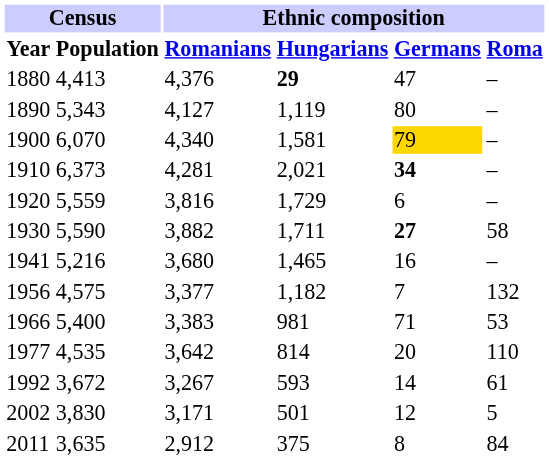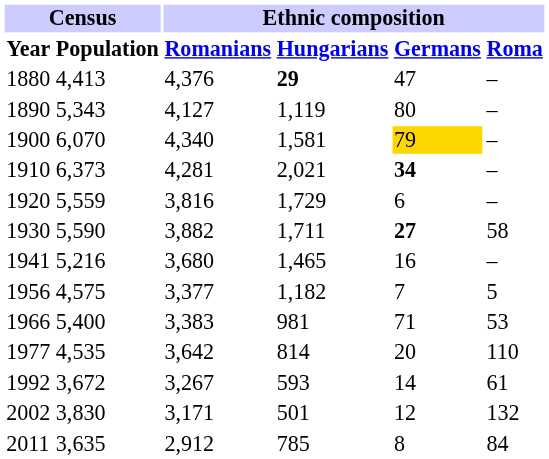(503, 291) 132 -> (492, 291) 5
(492, 413) 5 -> (503, 413) 132
(293, 443) 375 -> (293, 443) 785
